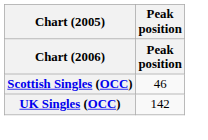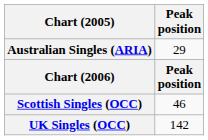+ row: (80, 49)
